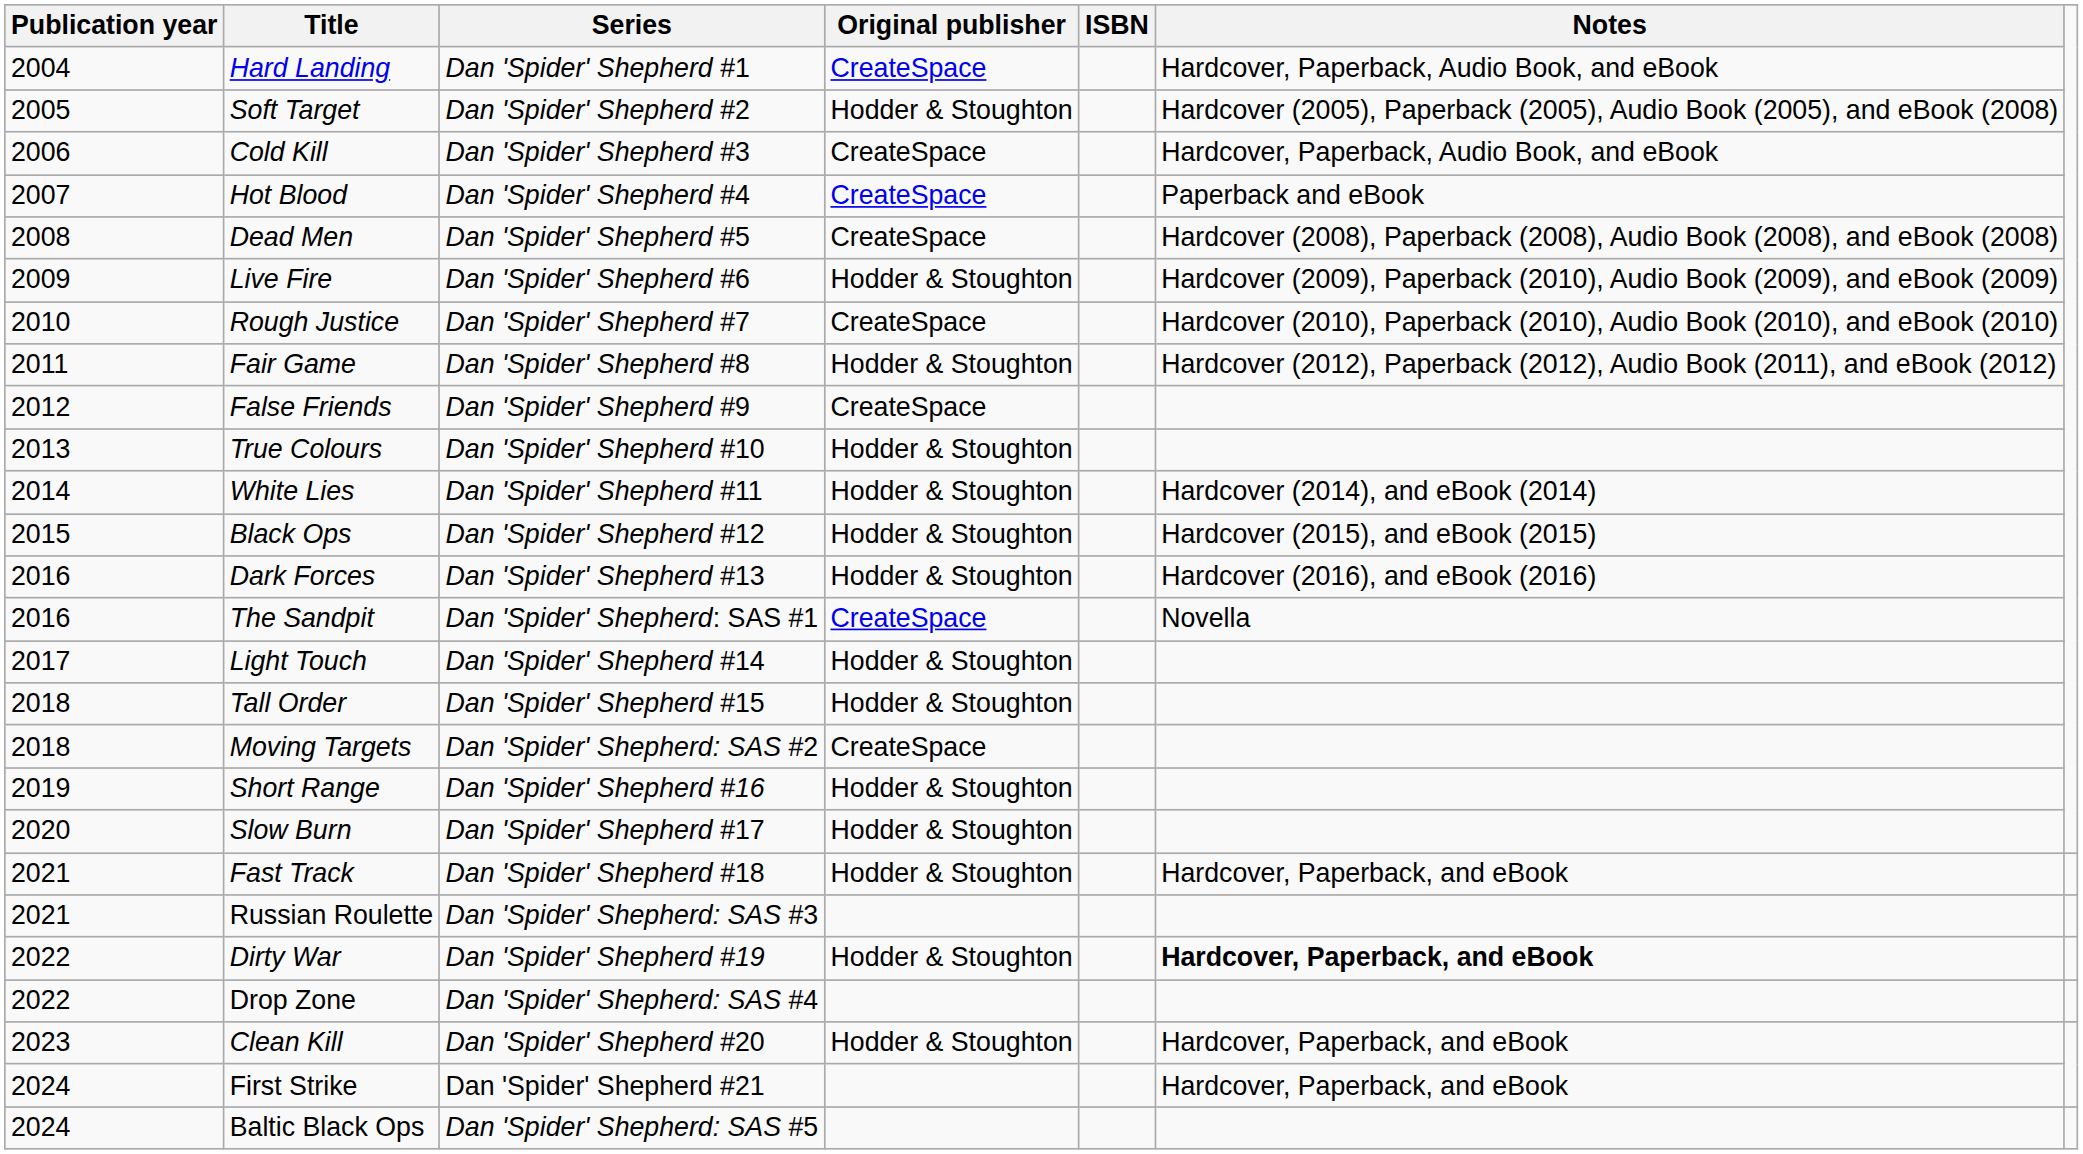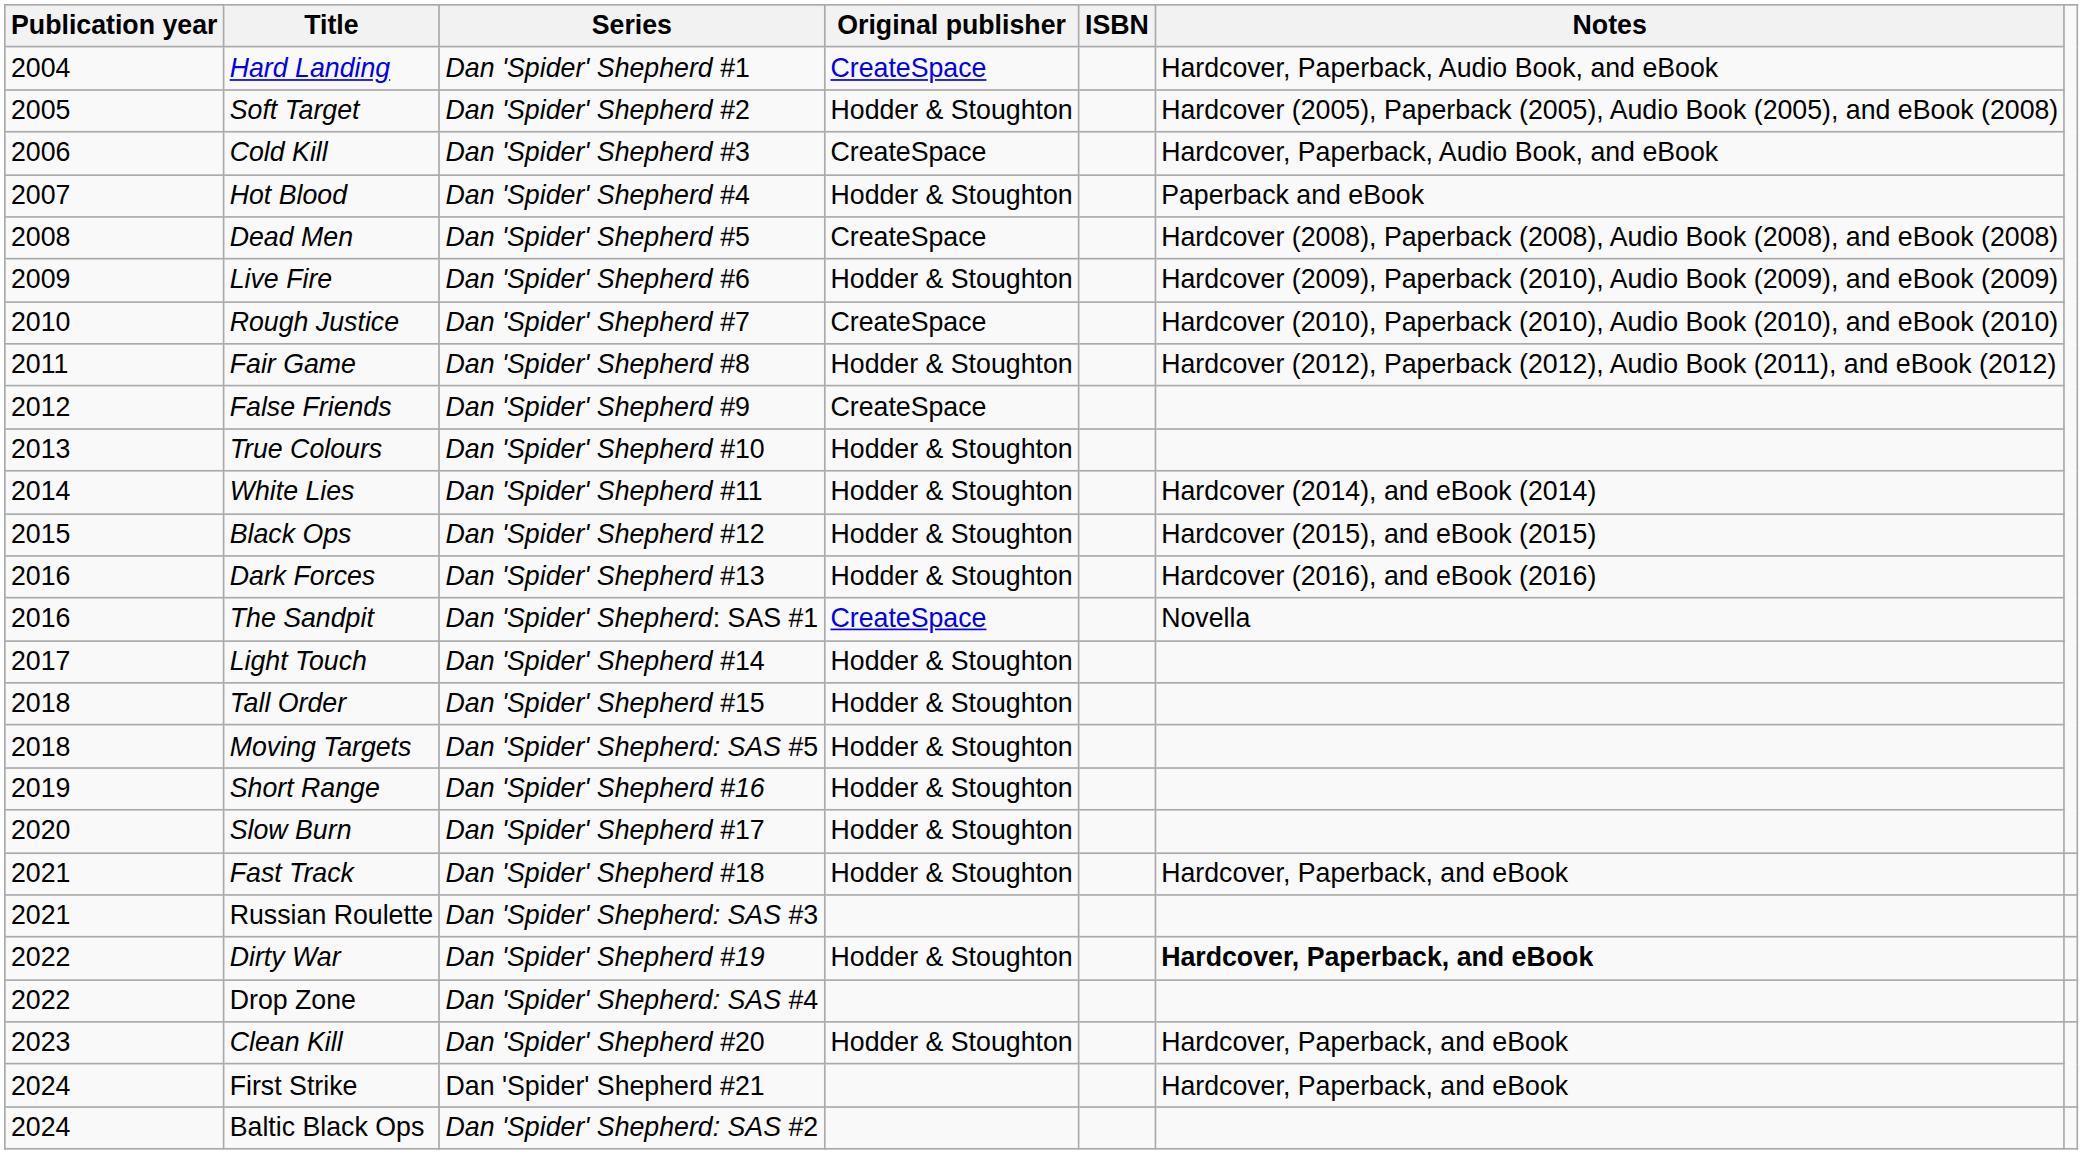(908, 195) CreateSpace -> (952, 195) Hodder & Stoughton
(632, 746) Dan 'Spider' Shepherd: SAS #2 -> (632, 746) Dan 'Spider' Shepherd: SAS #5
(908, 746) CreateSpace -> (952, 746) Hodder & Stoughton
(632, 1127) Dan 'Spider' Shepherd: SAS #5 -> (632, 1127) Dan 'Spider' Shepherd: SAS #2
